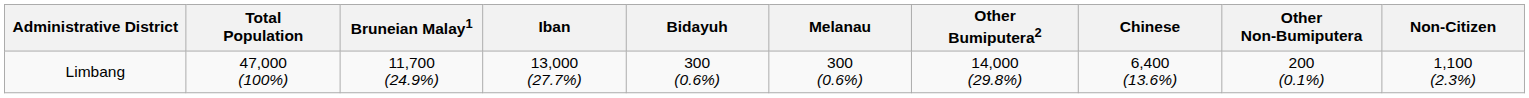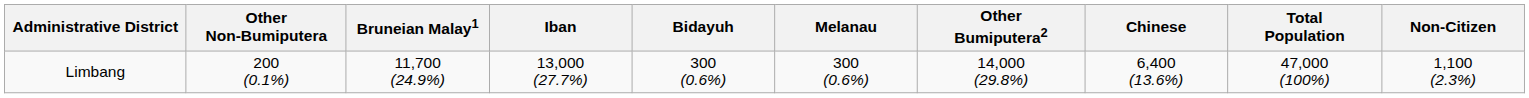columns swapped: (263, 27) <-> (1302, 27)
